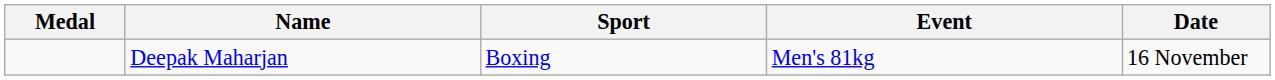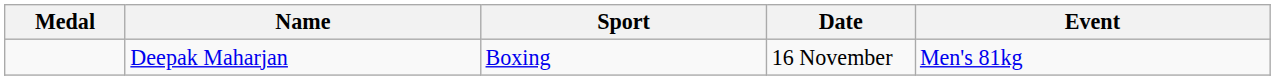columns swapped: (944, 22) <-> (1196, 22)
